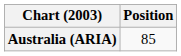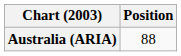(148, 39) 85 -> (148, 39) 88
